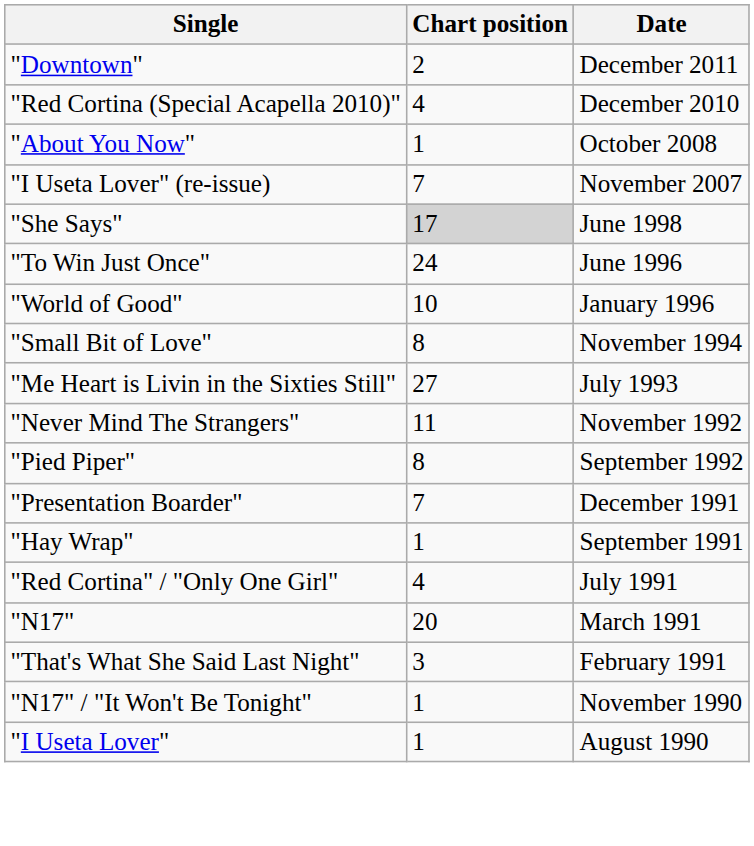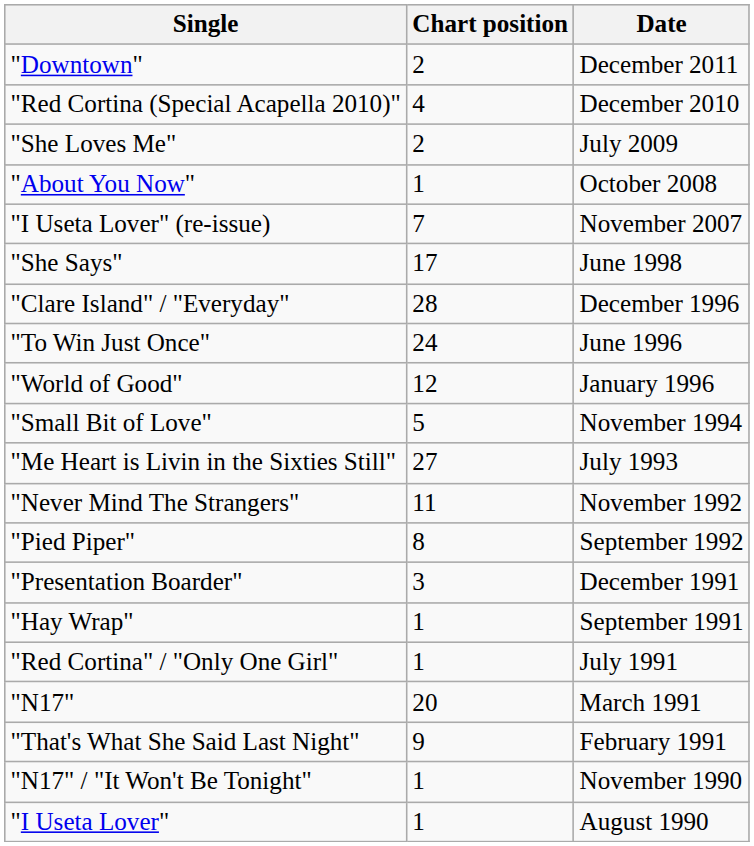+ row: (93, 143)
(425, 223) lightgrey background -> (425, 263) no background
+ row: (150, 303)
(425, 303) 10 -> (425, 382) 12
(419, 343) 8 -> (419, 422) 5
(419, 502) 7 -> (419, 582) 3
(419, 582) 4 -> (419, 661) 1
(419, 661) 3 -> (419, 741) 9
